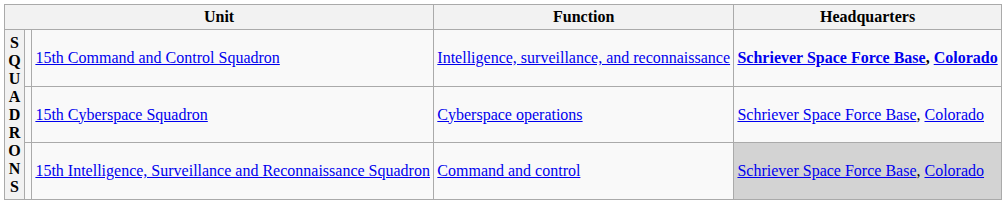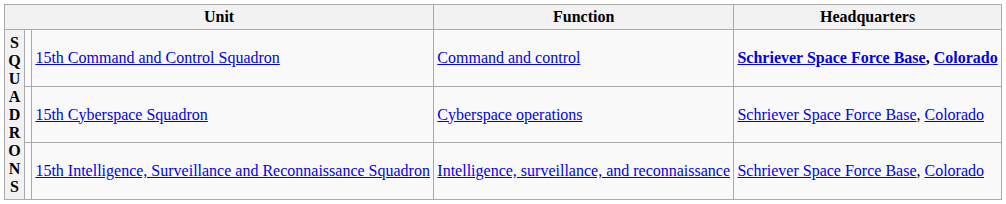(584, 58) Intelligence, surveillance, and reconnaissance -> (509, 58) Command and control
(509, 171) Command and control -> (584, 171) Intelligence, surveillance, and reconnaissance
(861, 171) lightgrey background -> (861, 171) no background
